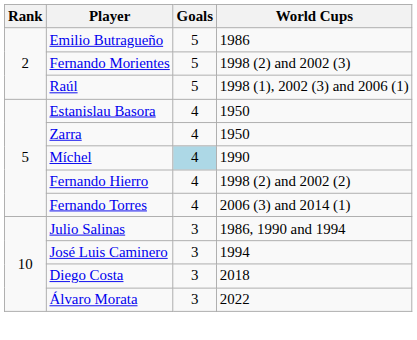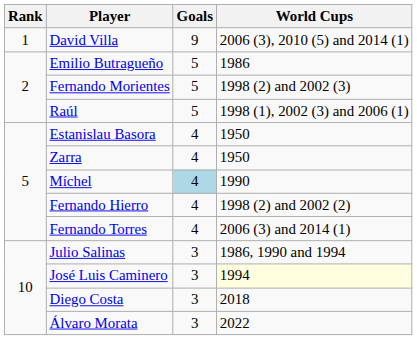+ row: (84, 39)
(235, 252) no background -> (235, 275) lightyellow background
